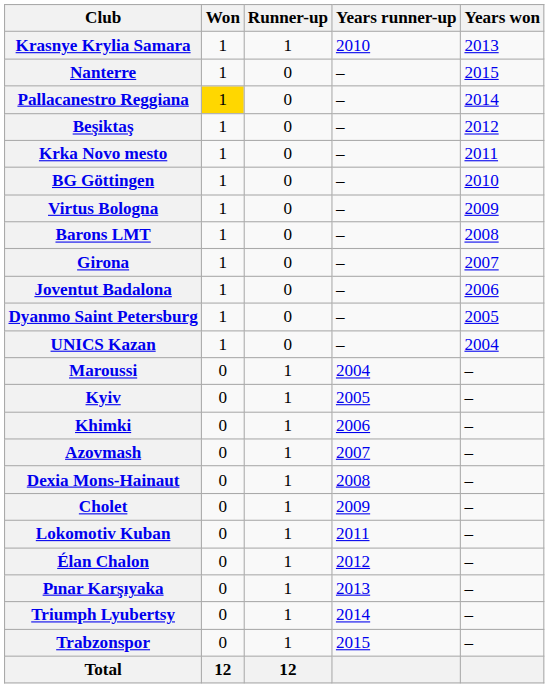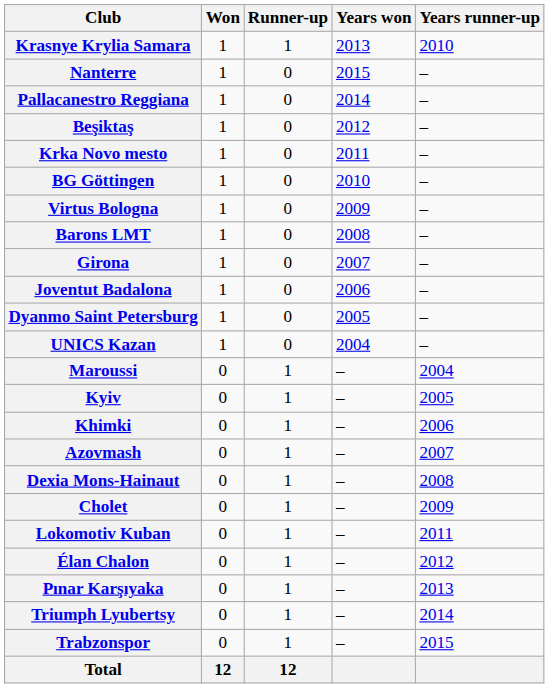columns swapped: (502, 18) <-> (396, 18)
(223, 99) gold background -> (223, 99) no background
